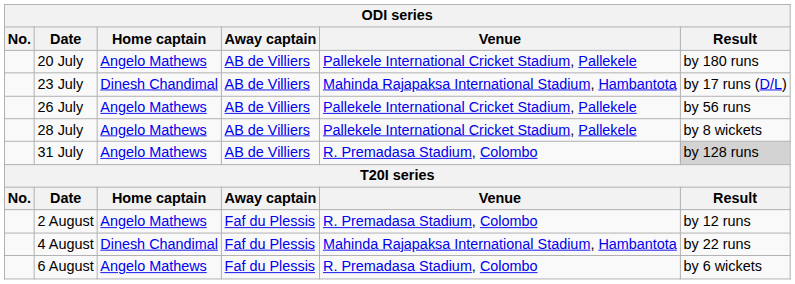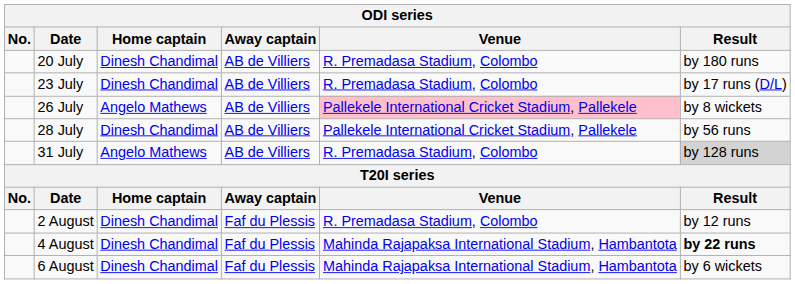(154, 61) Angelo Mathews -> (159, 61) Dinesh Chandimal
(480, 61) Pallekele International Cricket Stadium, Pallekele -> (430, 61) R. Premadasa Stadium, Colombo
(500, 84) Mahinda Rajapaksa International Stadium, Hambantota -> (430, 84) R. Premadasa Stadium, Colombo
(480, 107) no background -> (480, 107) pink background
(717, 107) by 56 runs -> (723, 107) by 8 wickets
(154, 130) Angelo Mathews -> (159, 130) Dinesh Chandimal
(723, 130) by 8 wickets -> (717, 130) by 56 runs
(154, 221) Angelo Mathews -> (159, 221) Dinesh Chandimal
(717, 244) normal -> (719, 244) bold
(154, 267) Angelo Mathews -> (159, 267) Dinesh Chandimal
(430, 267) R. Premadasa Stadium, Colombo -> (500, 267) Mahinda Rajapaksa International Stadium, Hambantota
